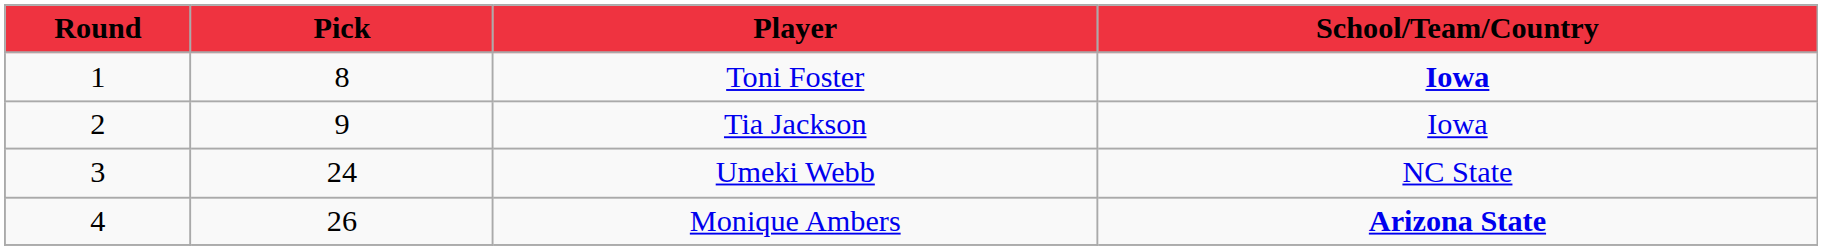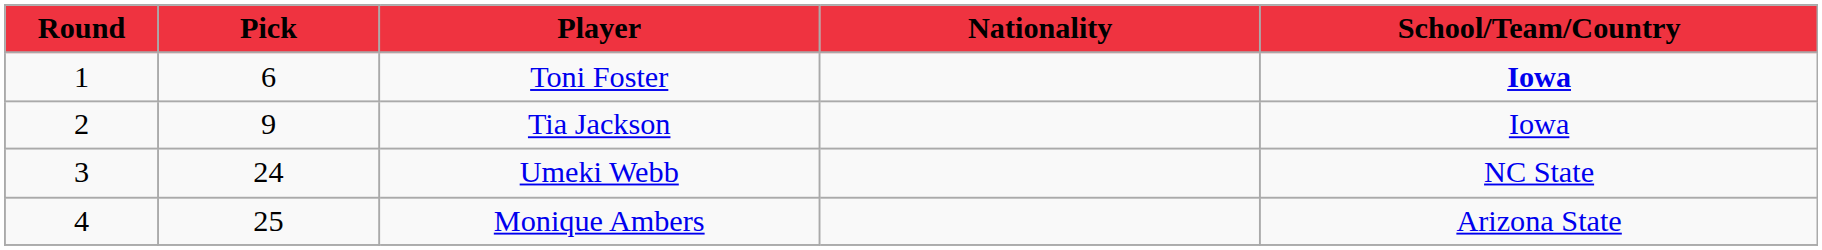+ column: (1040, 28)
(342, 76) 8 -> (268, 76) 6
(342, 220) 26 -> (268, 220) 25
(1457, 220) bold -> (1539, 220) normal
